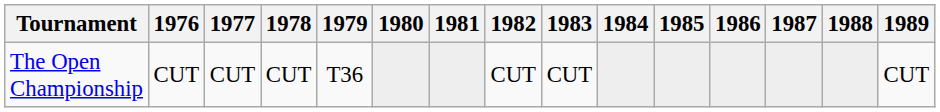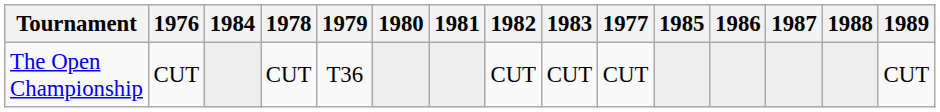columns swapped: (232, 23) <-> (626, 23)
